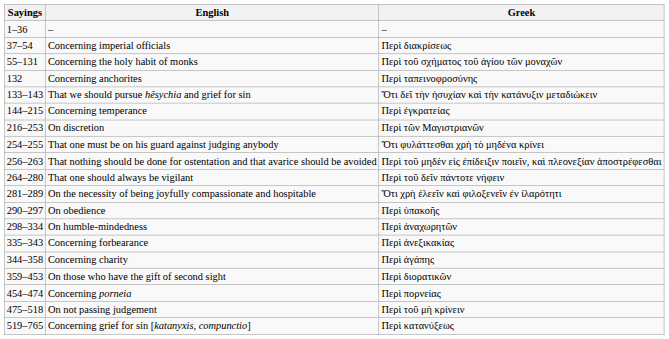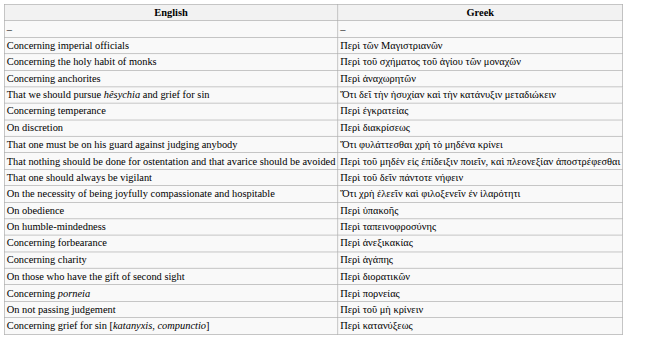- column: (25, 12)
(416, 45) Περὶ διακρίσεως -> (391, 45) Περὶ τῶν Μαγιστριανῶν
(429, 78) Περὶ ταπεινοφροσύνης -> (378, 78) Περὶ ἀναχωρητῶν
(433, 128) Περὶ τῶν Μαγιστριανῶν -> (375, 128) Περὶ διακρίσεως
(419, 227) Περὶ ἀναχωρητῶν -> (388, 227) Περὶ ταπεινοφροσύνης
